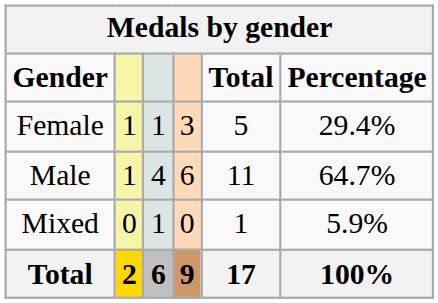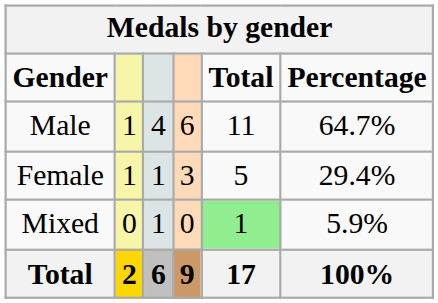rows swapped: (60, 126) <-> (60, 175)
(241, 224) no background -> (241, 224) lightgreen background
